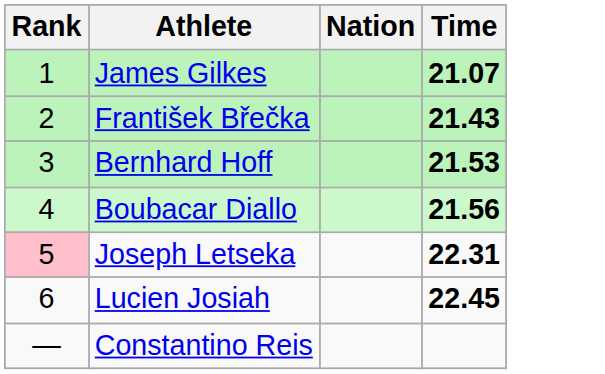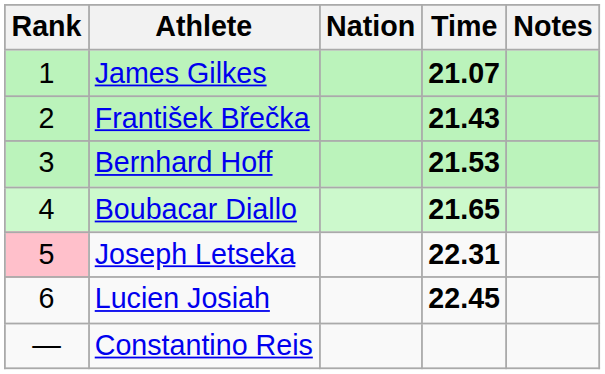+ column: (553, 27)
(464, 208) 21.56 -> (464, 208) 21.65
